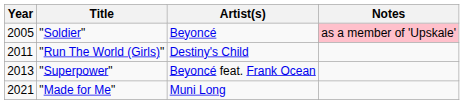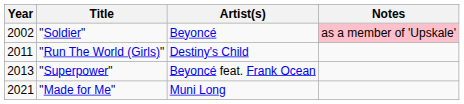(20, 33) 2005 -> (20, 33) 2002
